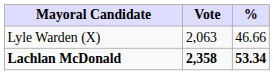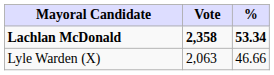rows swapped: (64, 59) <-> (54, 37)
